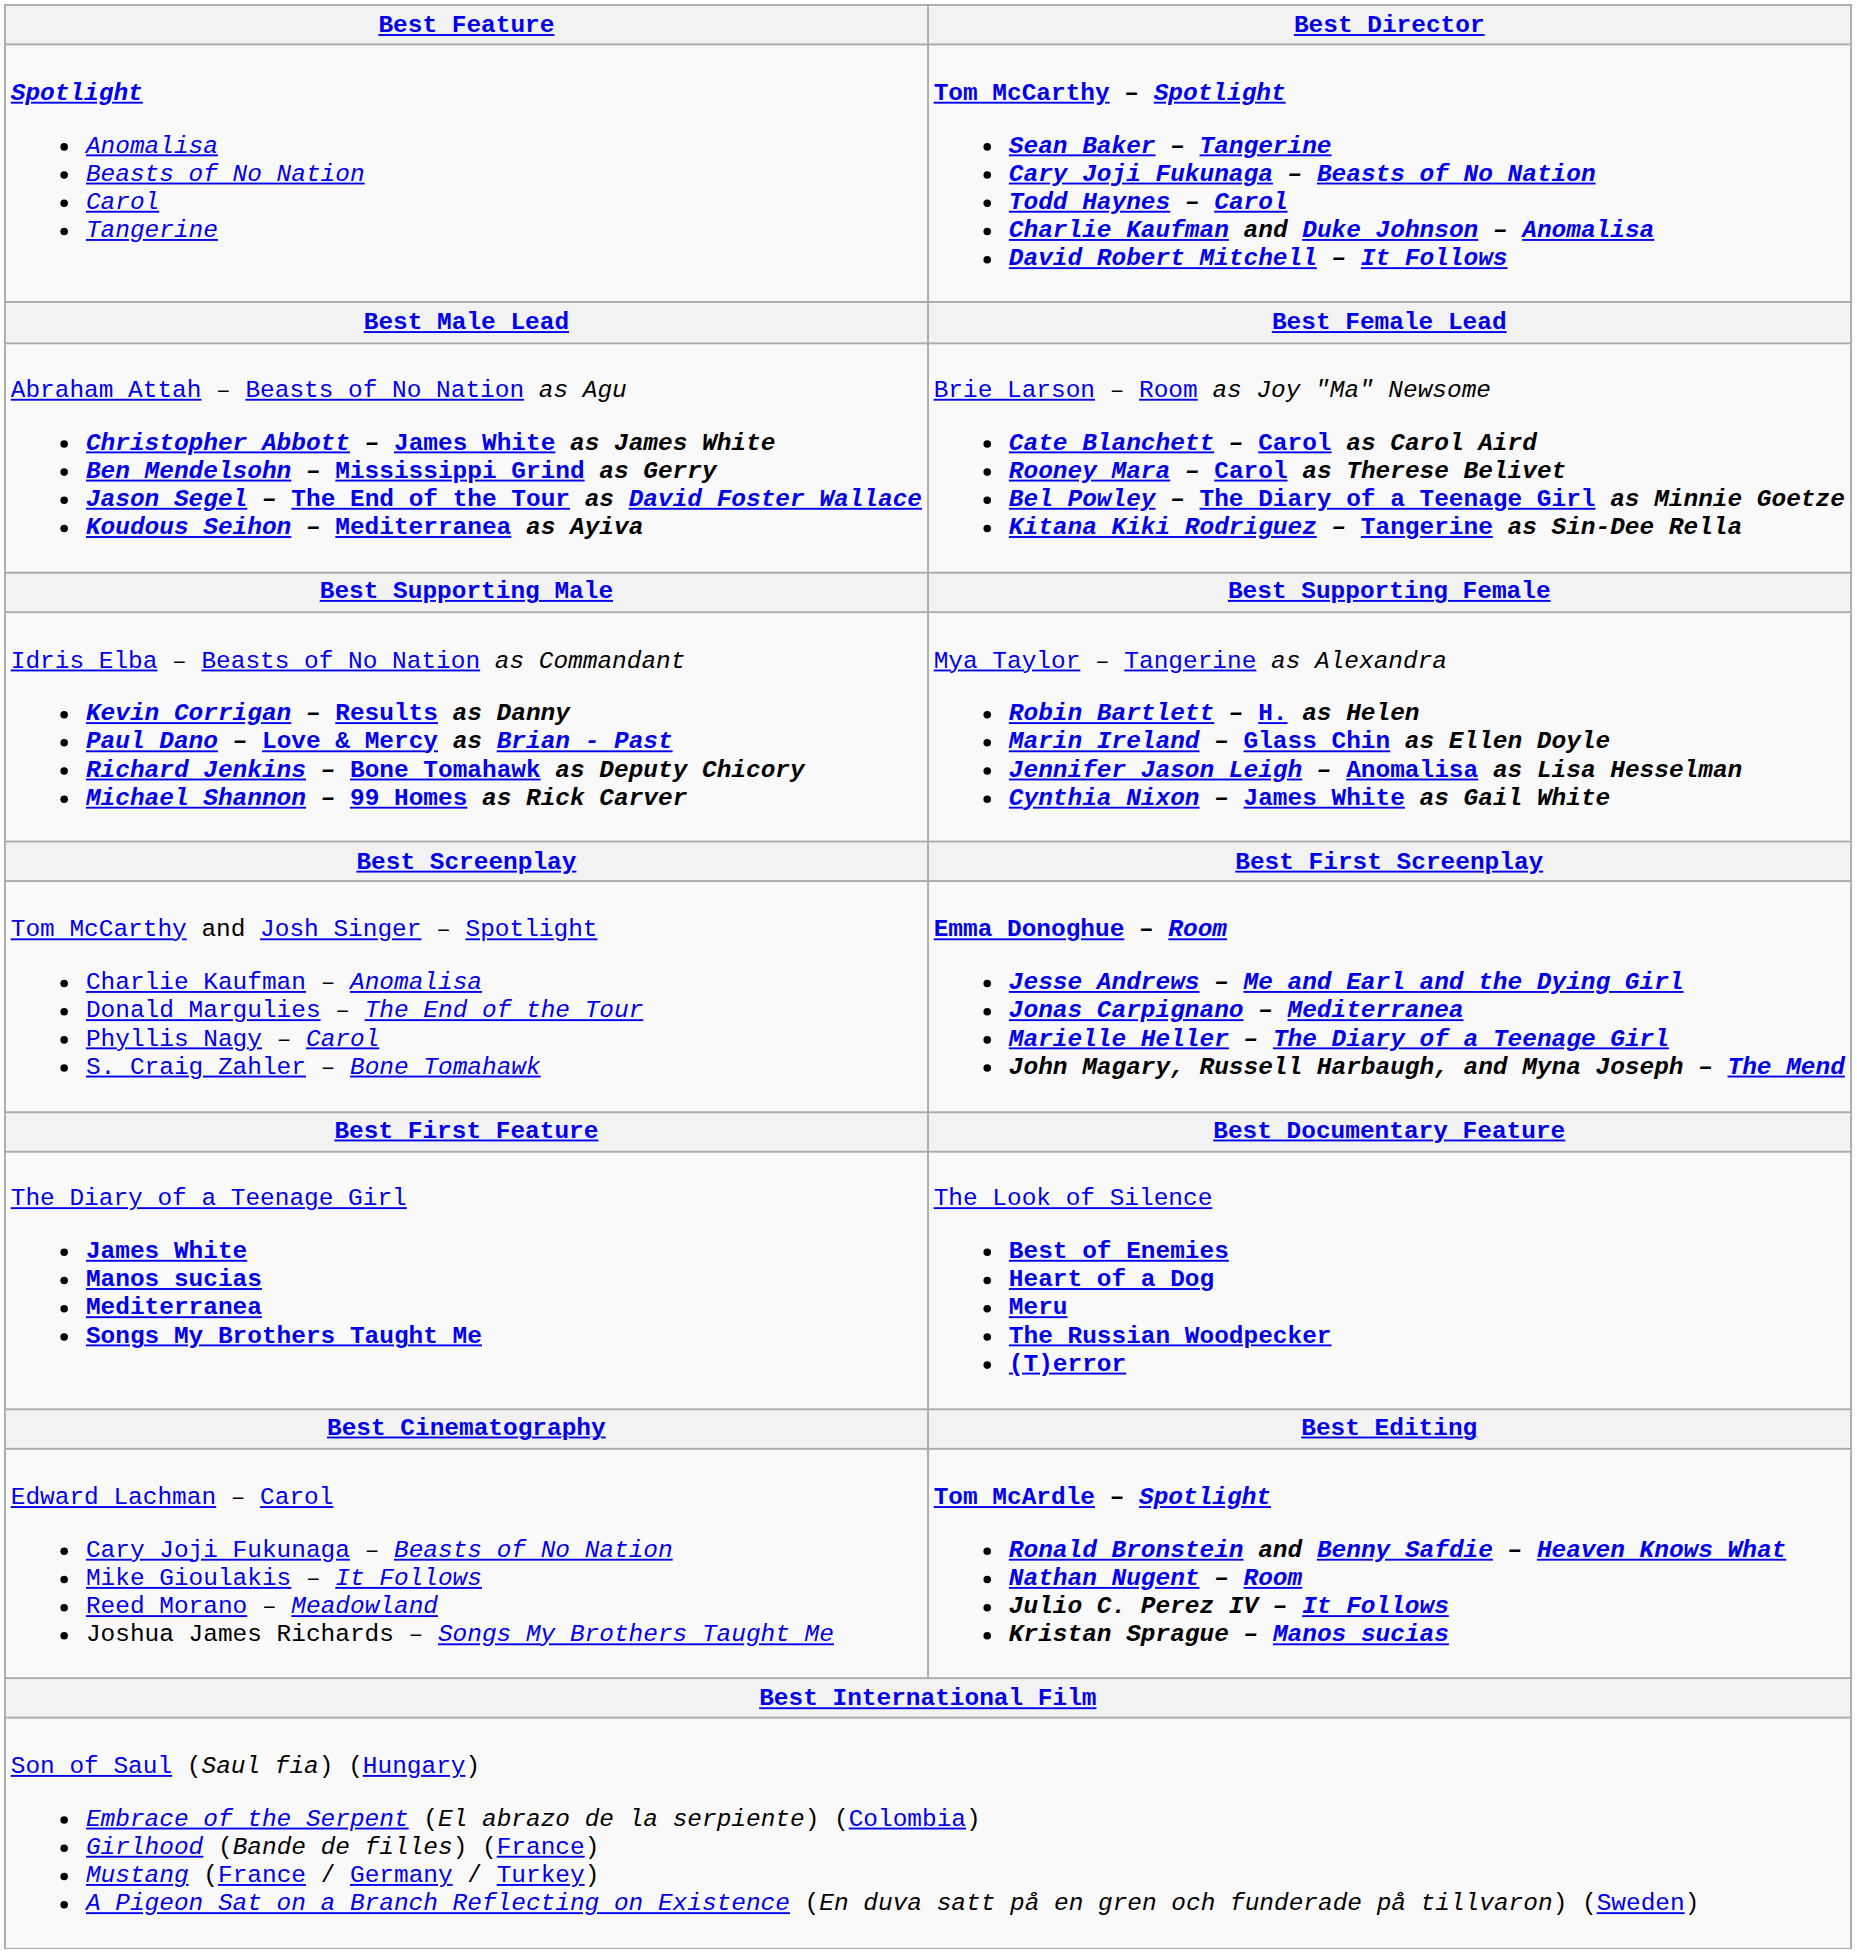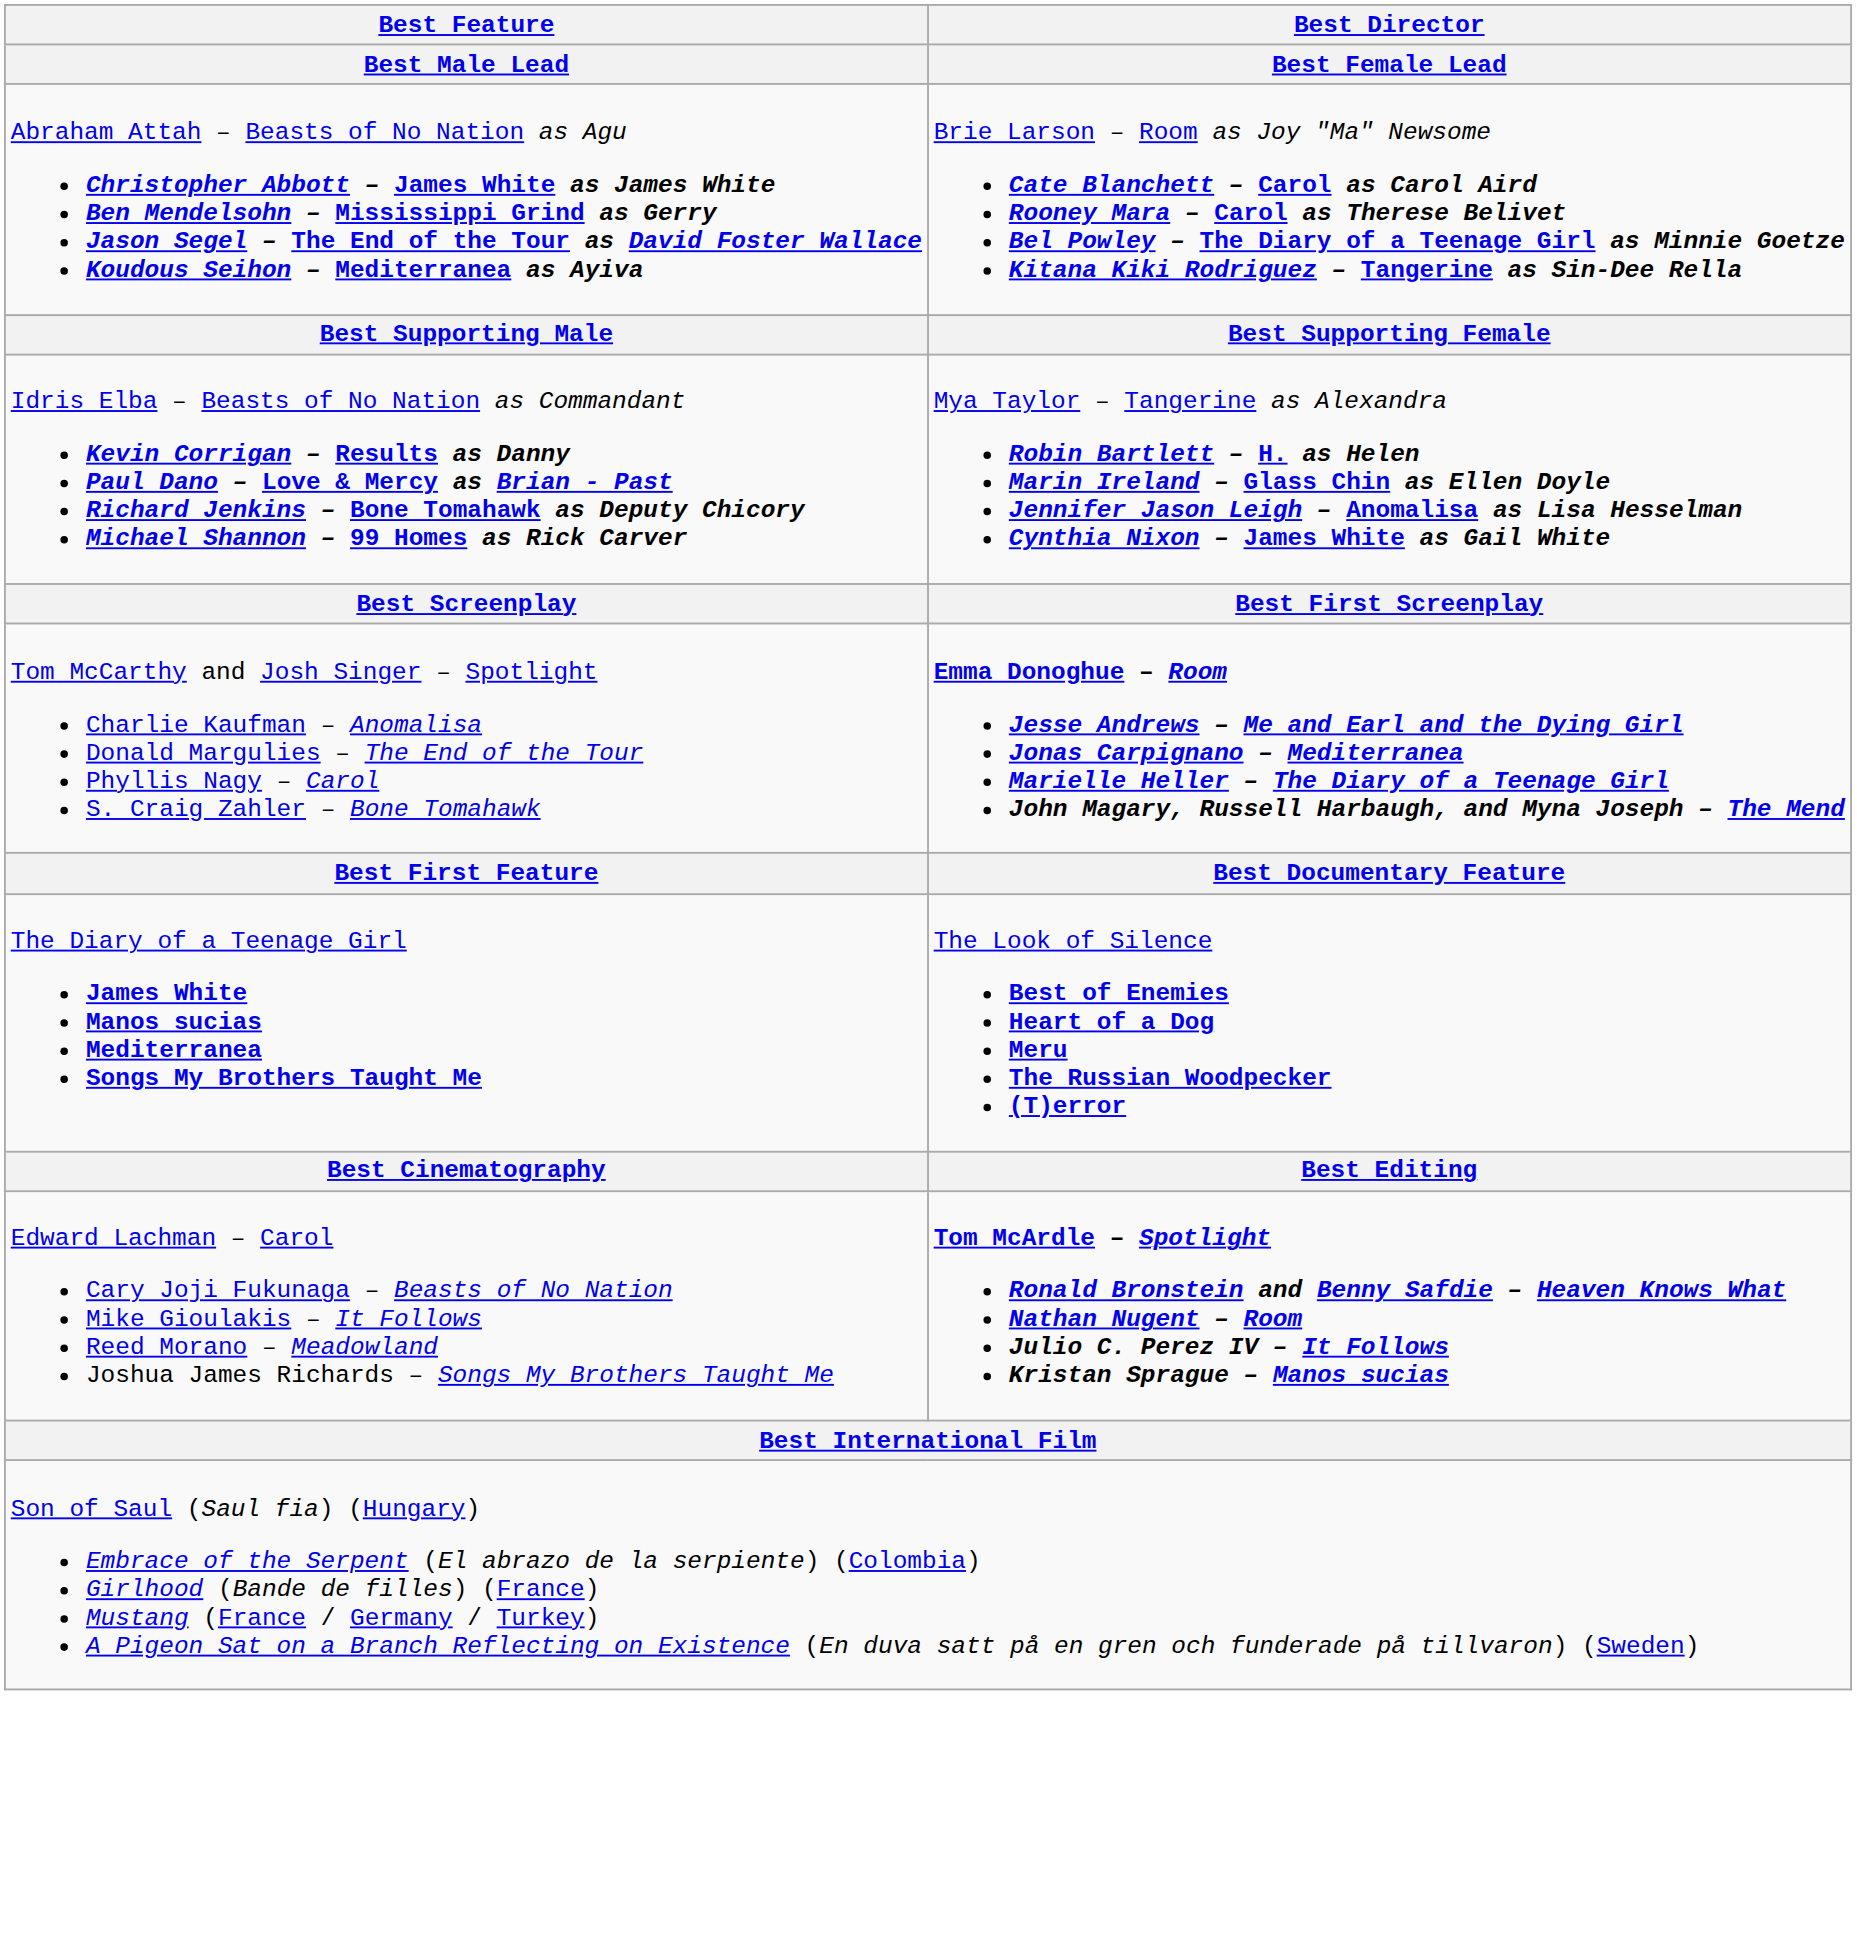- row: (466, 162)
